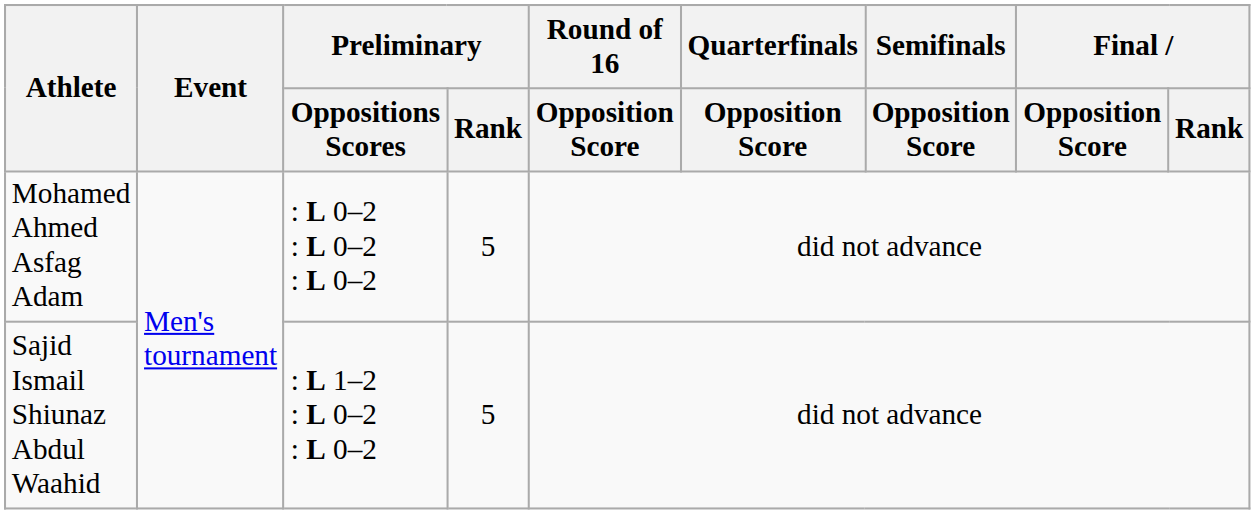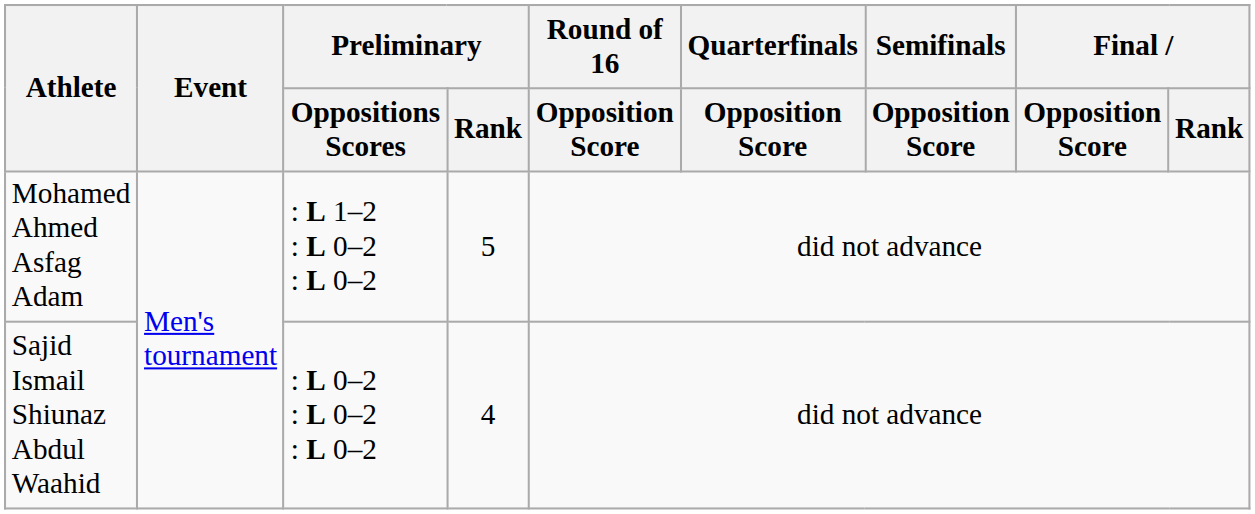(334, 246) : L 0–2 : L 0–2 : L 0–2 -> (334, 246) : L 1–2 : L 0–2 : L 0–2
(334, 415) : L 1–2 : L 0–2 : L 0–2 -> (334, 415) : L 0–2 : L 0–2 : L 0–2
(488, 415) 5 -> (488, 415) 4
